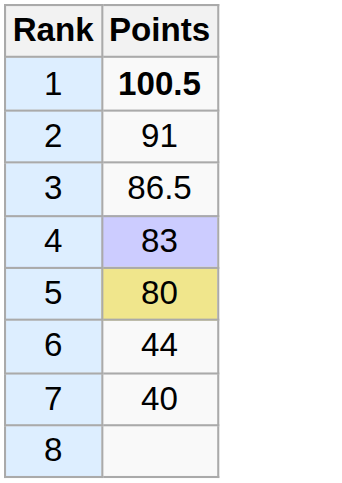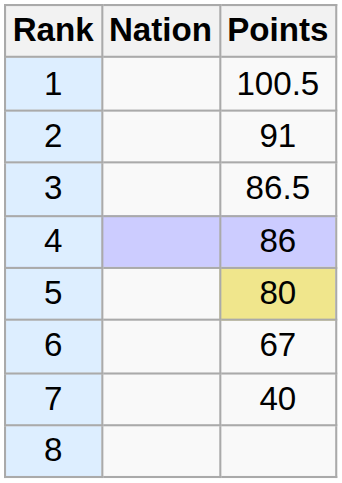+ column: (160, 30)
(160, 83) bold -> (278, 83) normal
(160, 240) 83 -> (278, 240) 86
(160, 345) 44 -> (278, 345) 67
